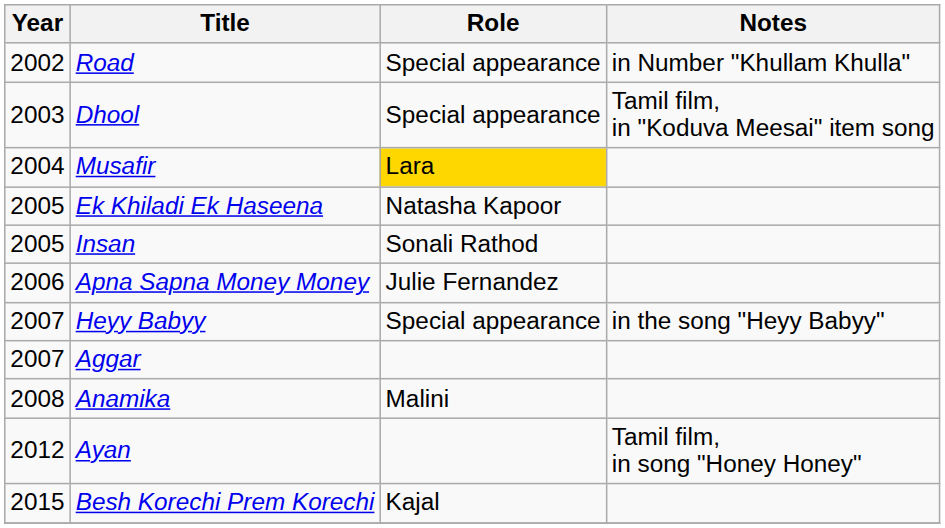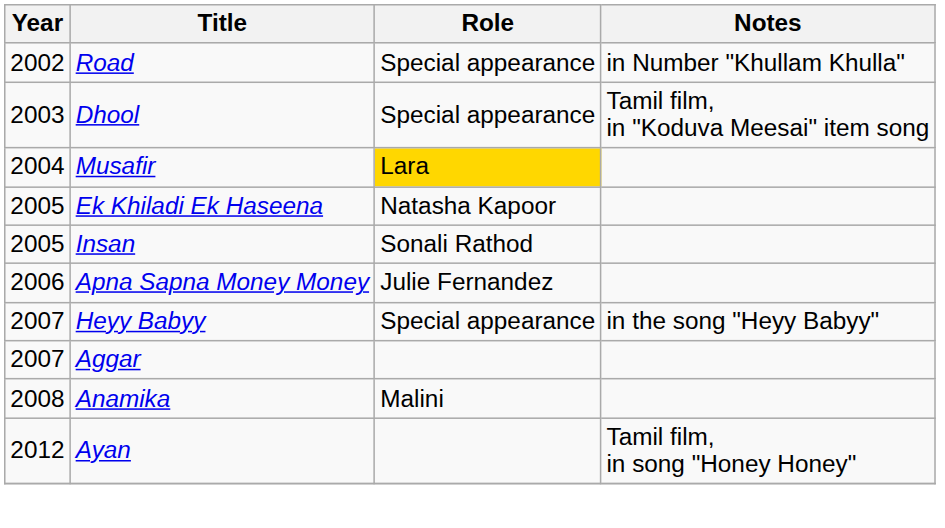- row: (225, 502)
